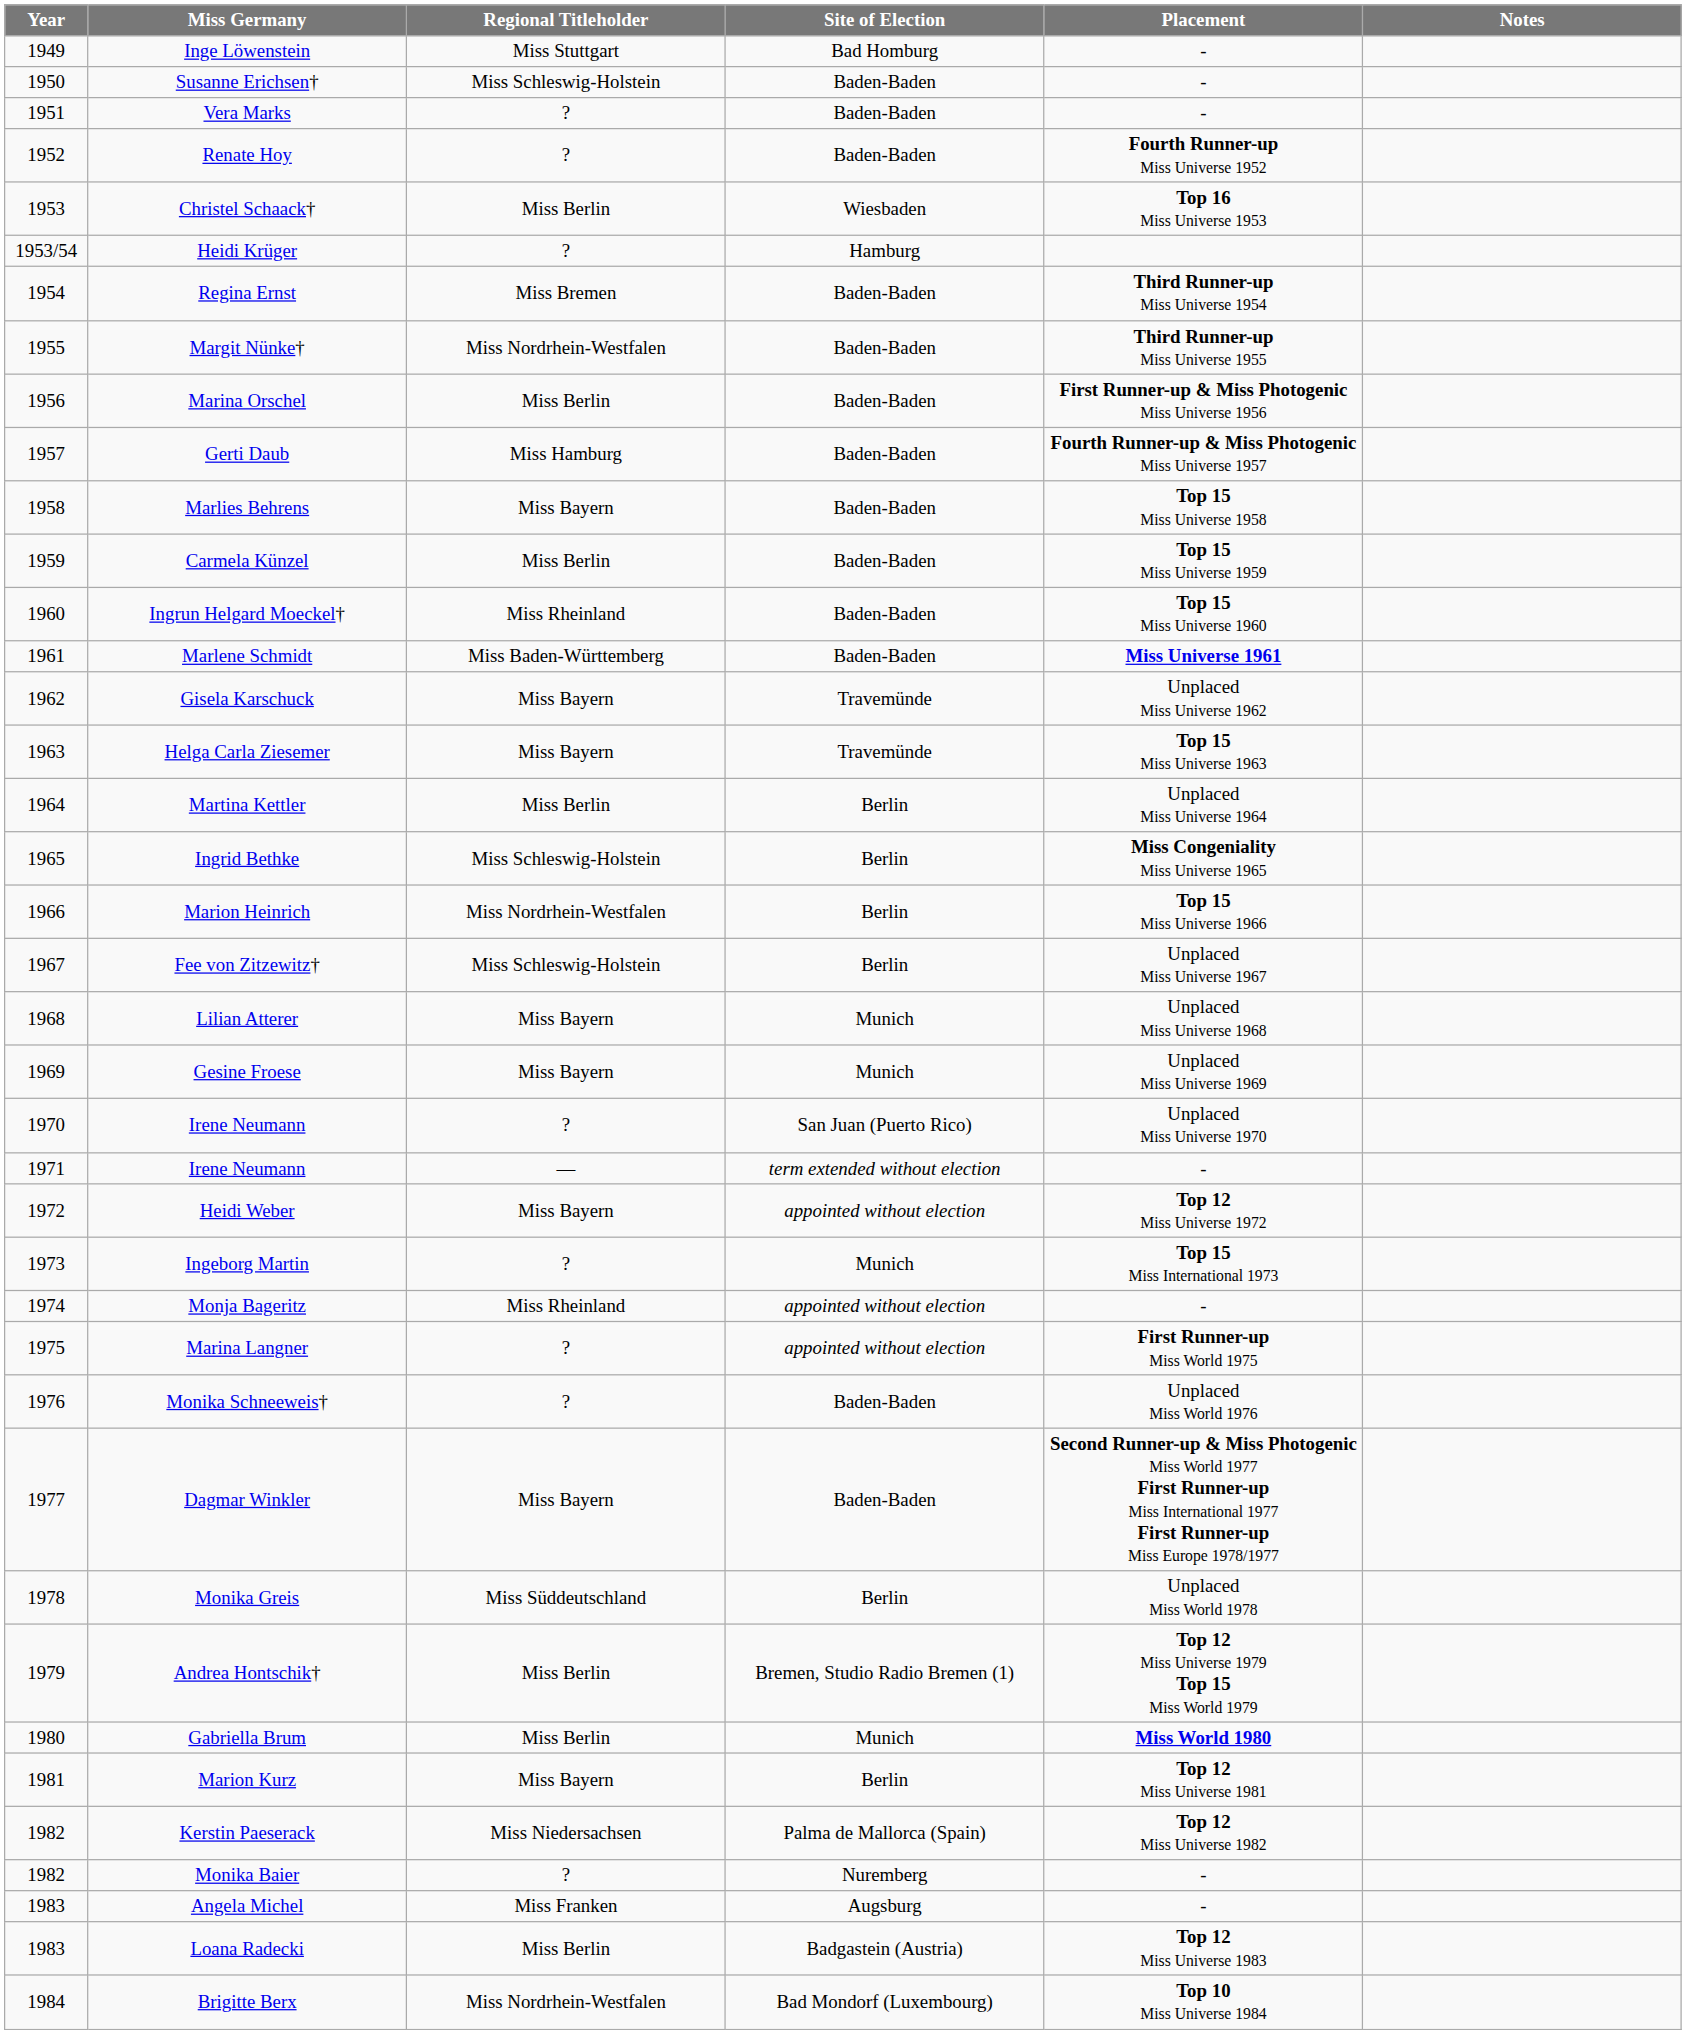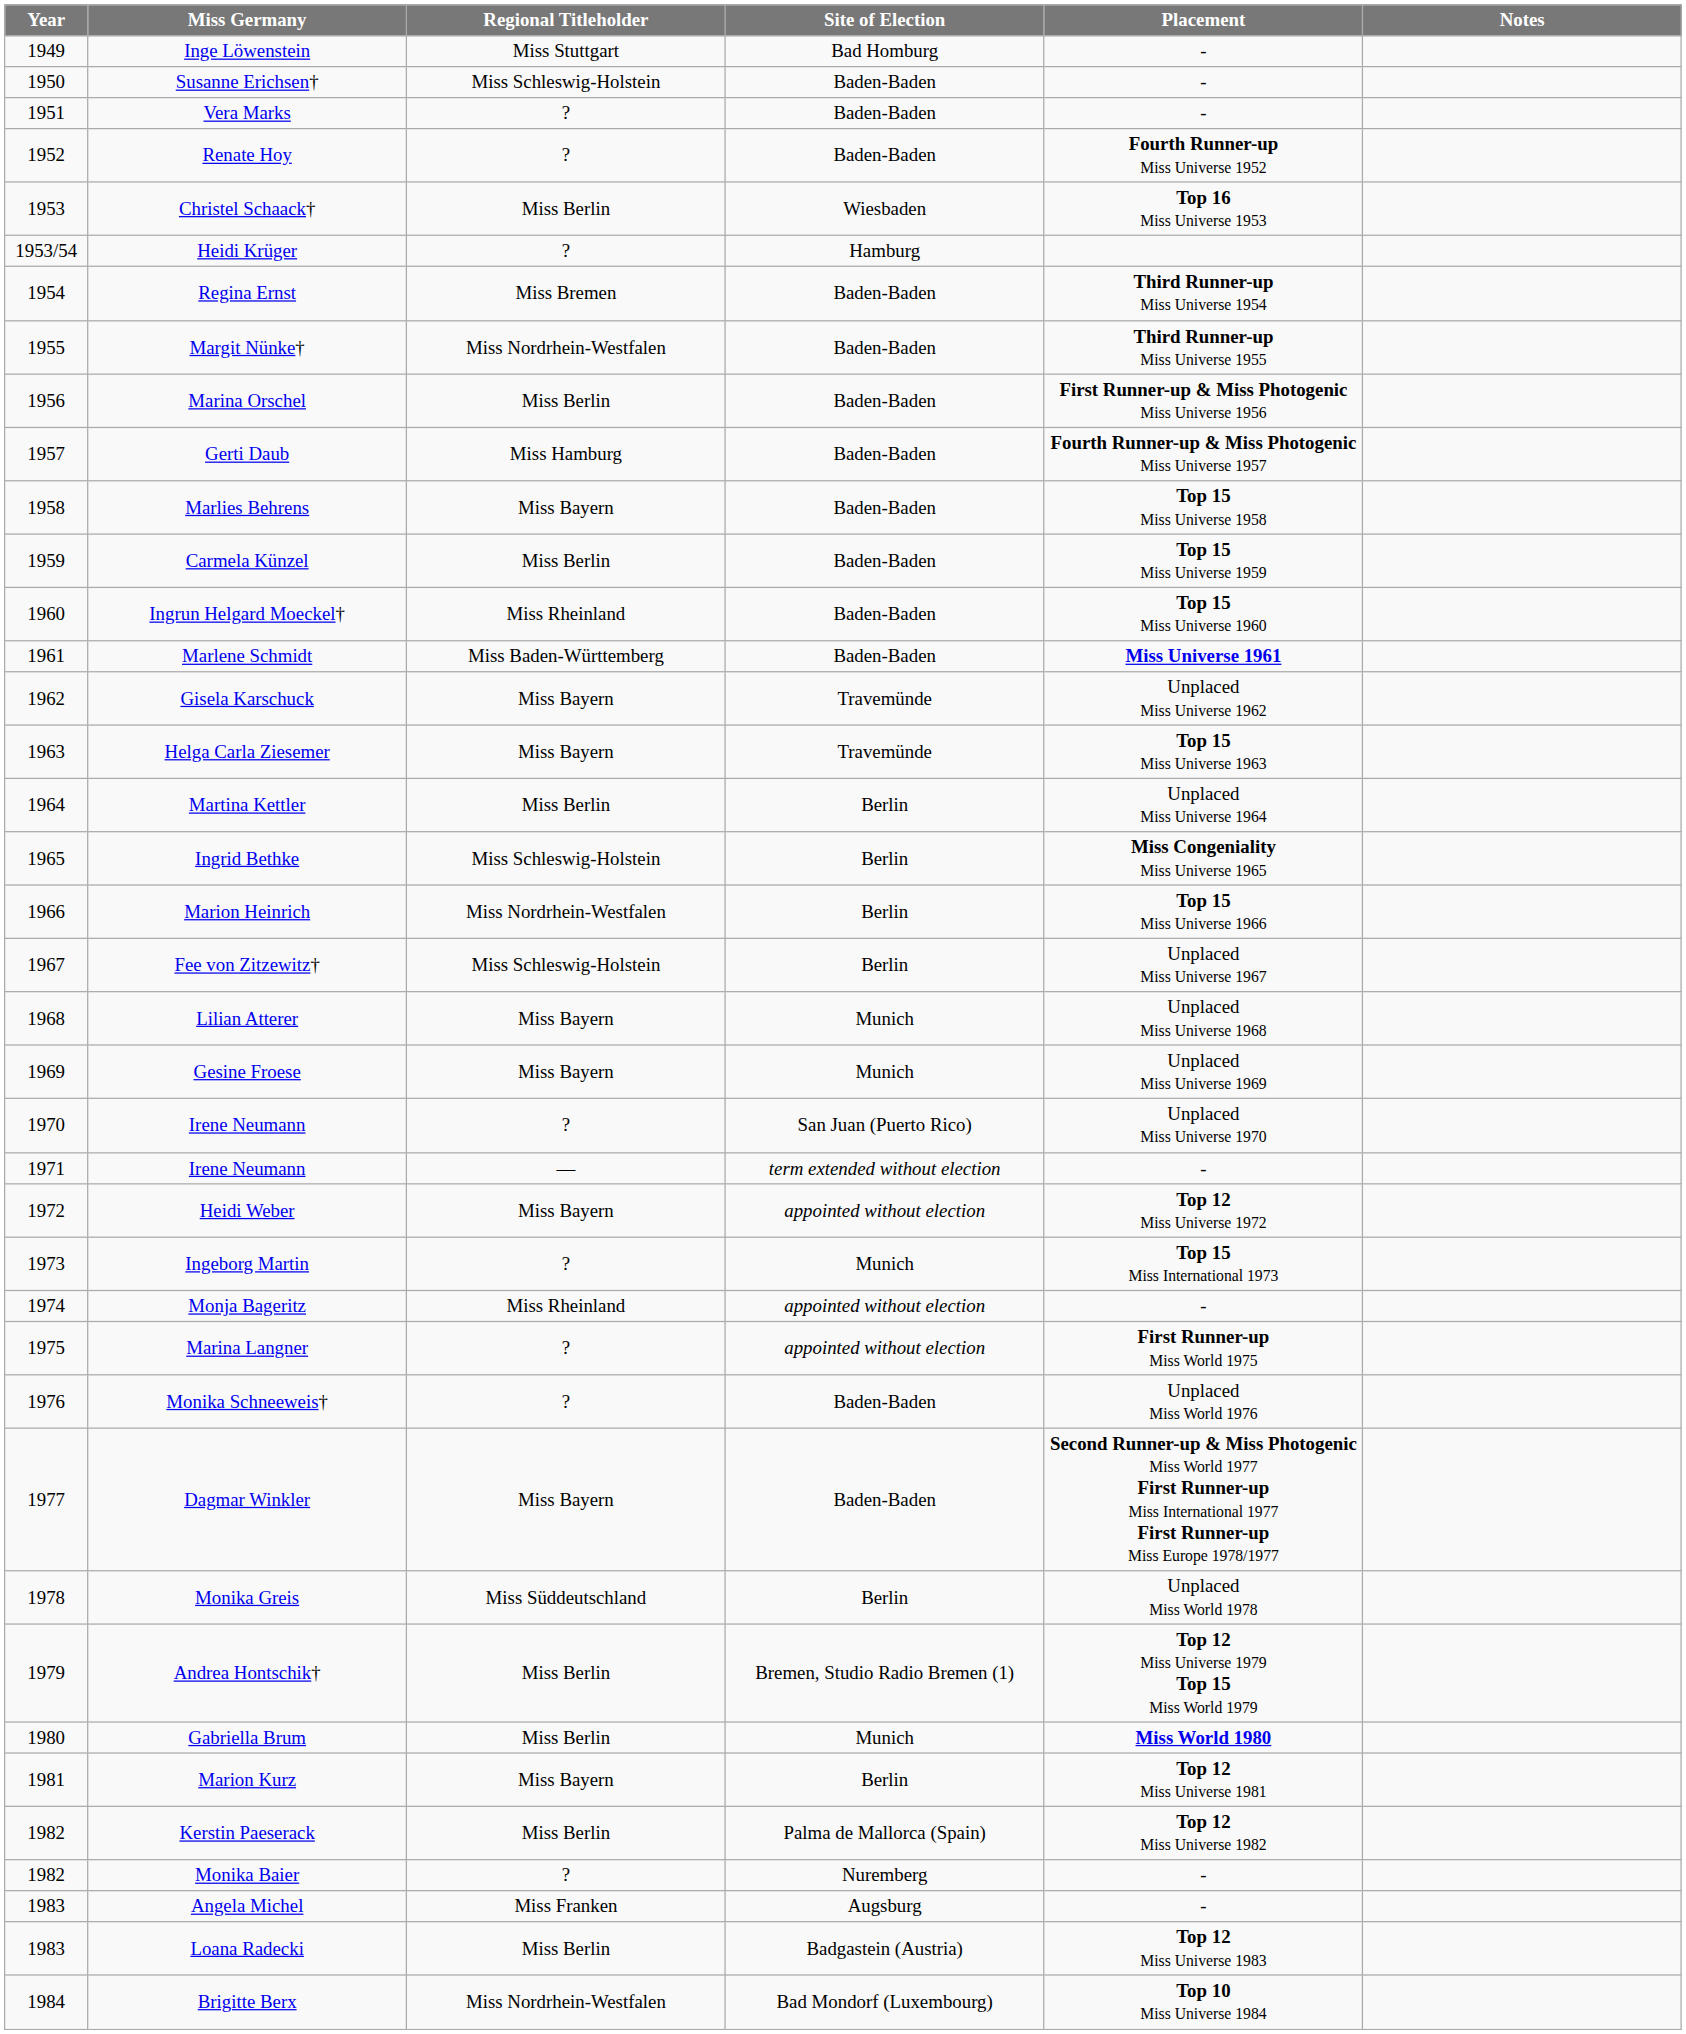(566, 1833) Miss Niedersachsen -> (566, 1833) Miss Berlin
